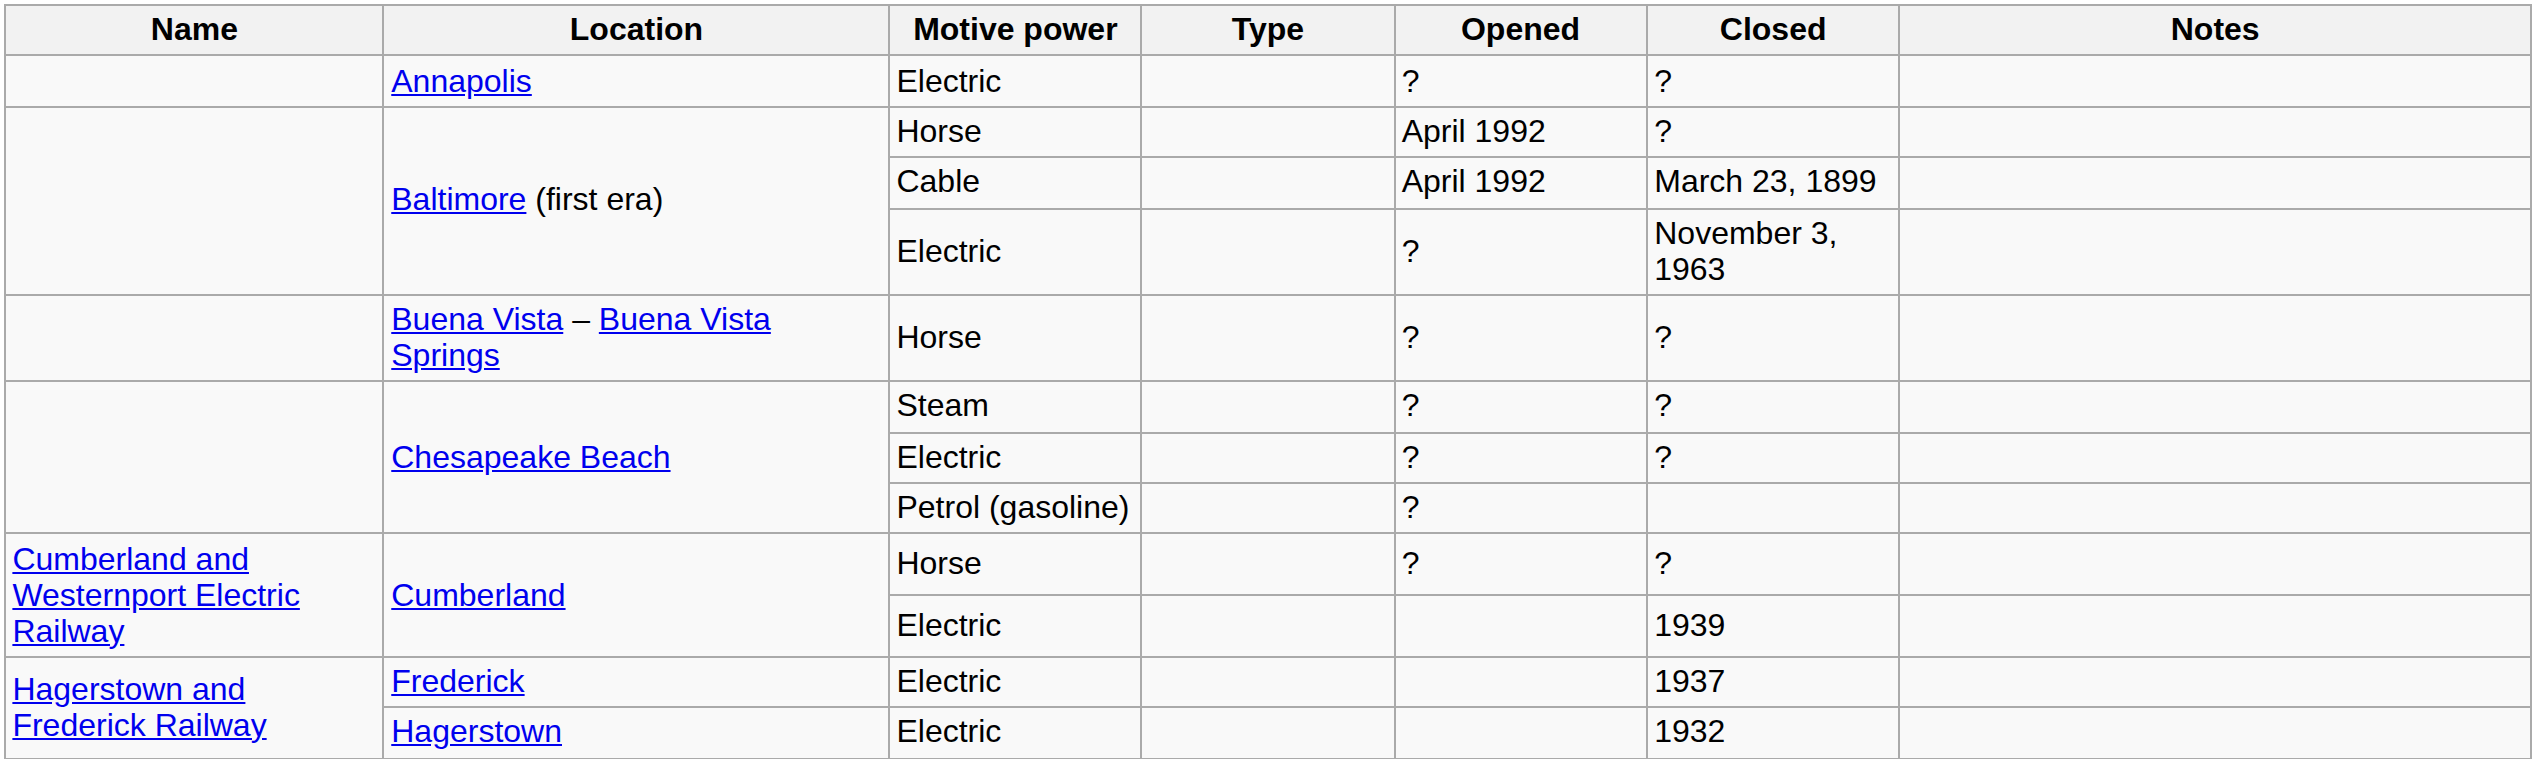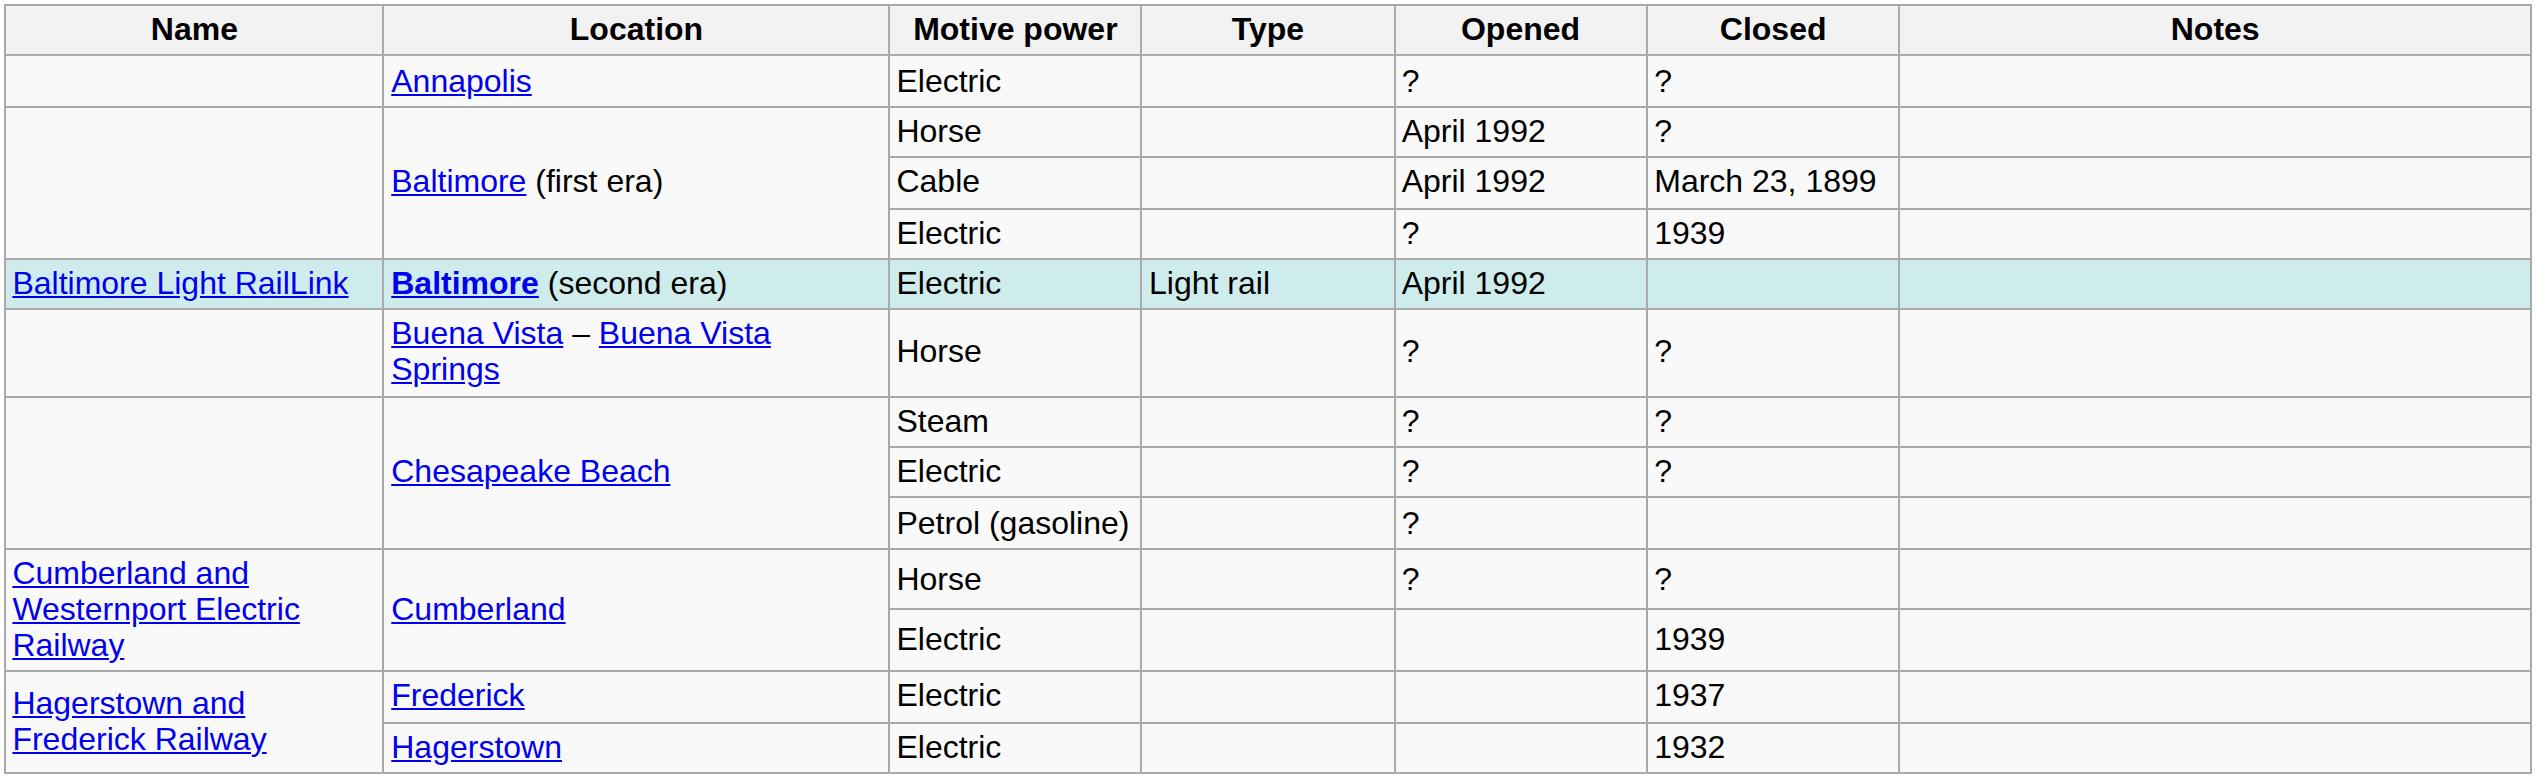(1746, 250) November 3, 1963 -> (1690, 232) 1939
+ row: (559, 283)
